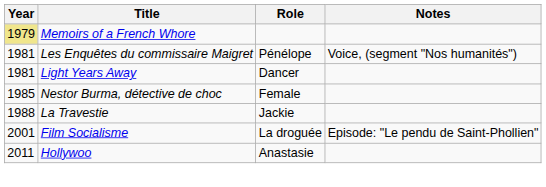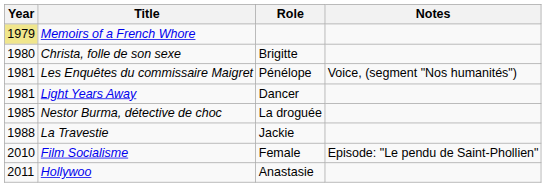+ row: (111, 53)
(280, 93) Female -> (290, 113) La droguée
(21, 133) 2001 -> (21, 152) 2010
(290, 133) La droguée -> (280, 152) Female
